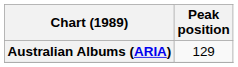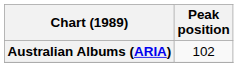(204, 51) 129 -> (204, 51) 102
